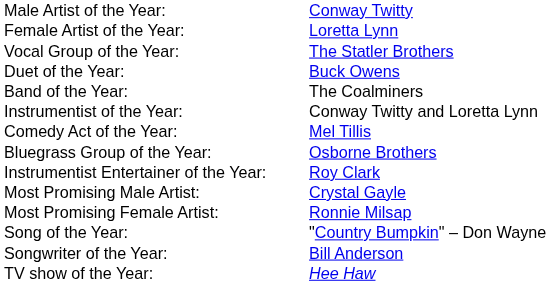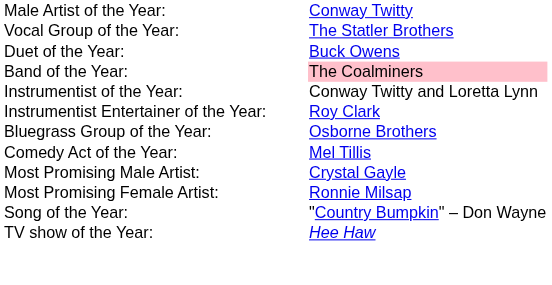- row: (94, 31)
(366, 91) no background -> (366, 71) pink background
rows swapped: (135, 172) <-> (91, 132)
- row: (86, 253)
